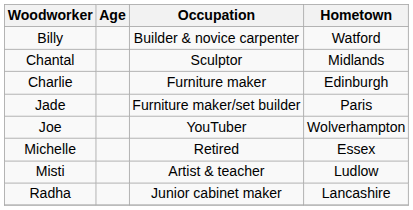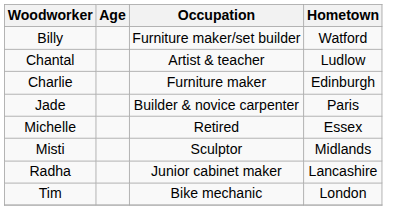(216, 37) Builder & novice carpenter -> (216, 37) Furniture maker/set builder
(216, 60) Sculptor -> (216, 60) Artist & teacher
(356, 60) Midlands -> (343, 60) Ludlow
(216, 104) Furniture maker/set builder -> (216, 104) Builder & novice carpenter
- row: (50, 127)
(216, 171) Artist & teacher -> (216, 149) Sculptor
(356, 171) Ludlow -> (343, 149) Midlands
+ row: (50, 194)
